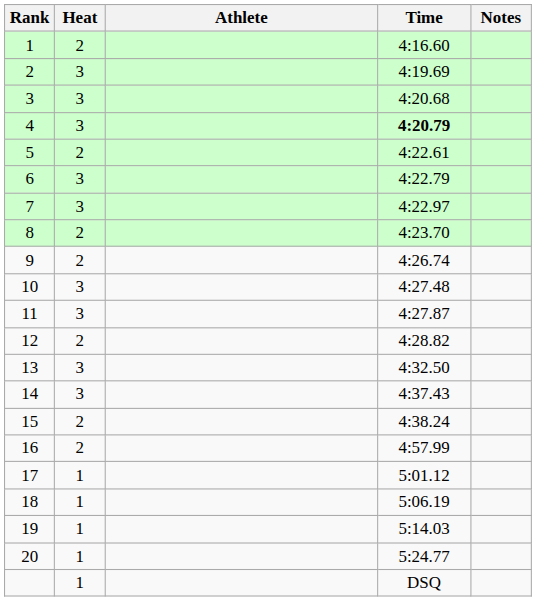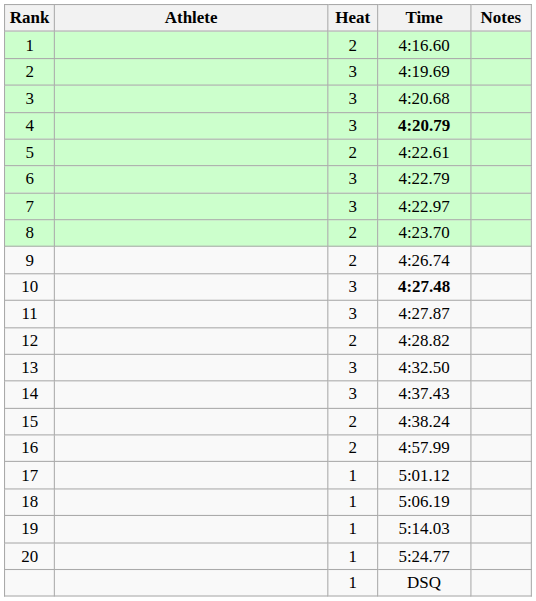columns swapped: (80, 17) <-> (241, 17)
(424, 286) normal -> (424, 286) bold
